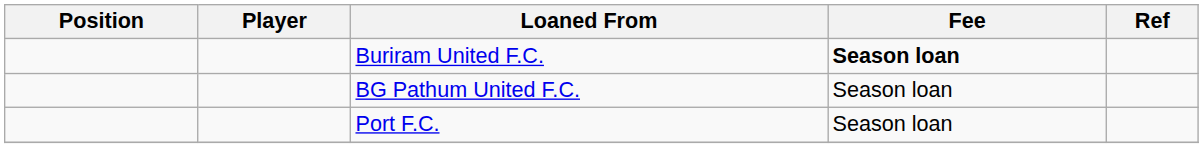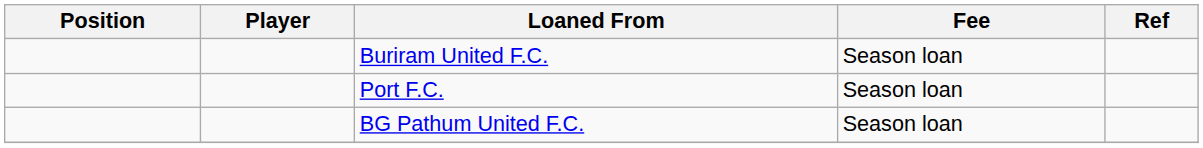(896, 55) bold -> (903, 55) normal
rows swapped: (468, 90) <-> (397, 124)
